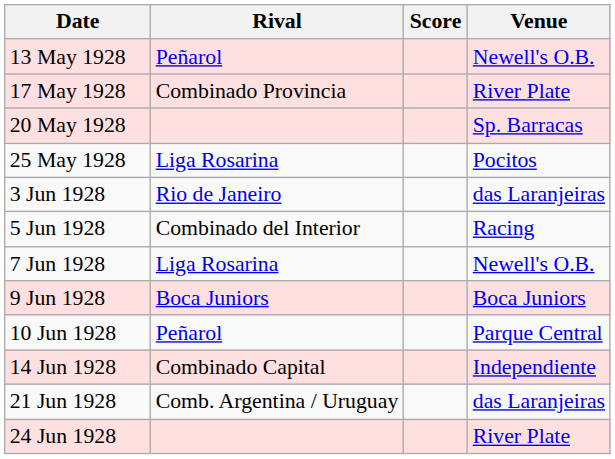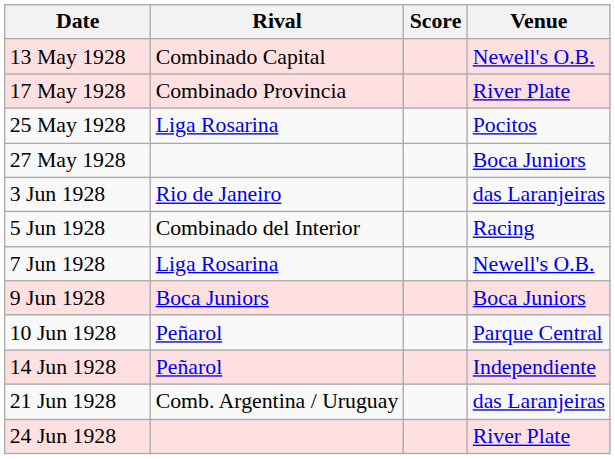(189, 56) Peñarol -> (241, 56) Combinado Capital
- row: (68, 125)
+ row: (68, 159)
(241, 366) Combinado Capital -> (189, 366) Peñarol
